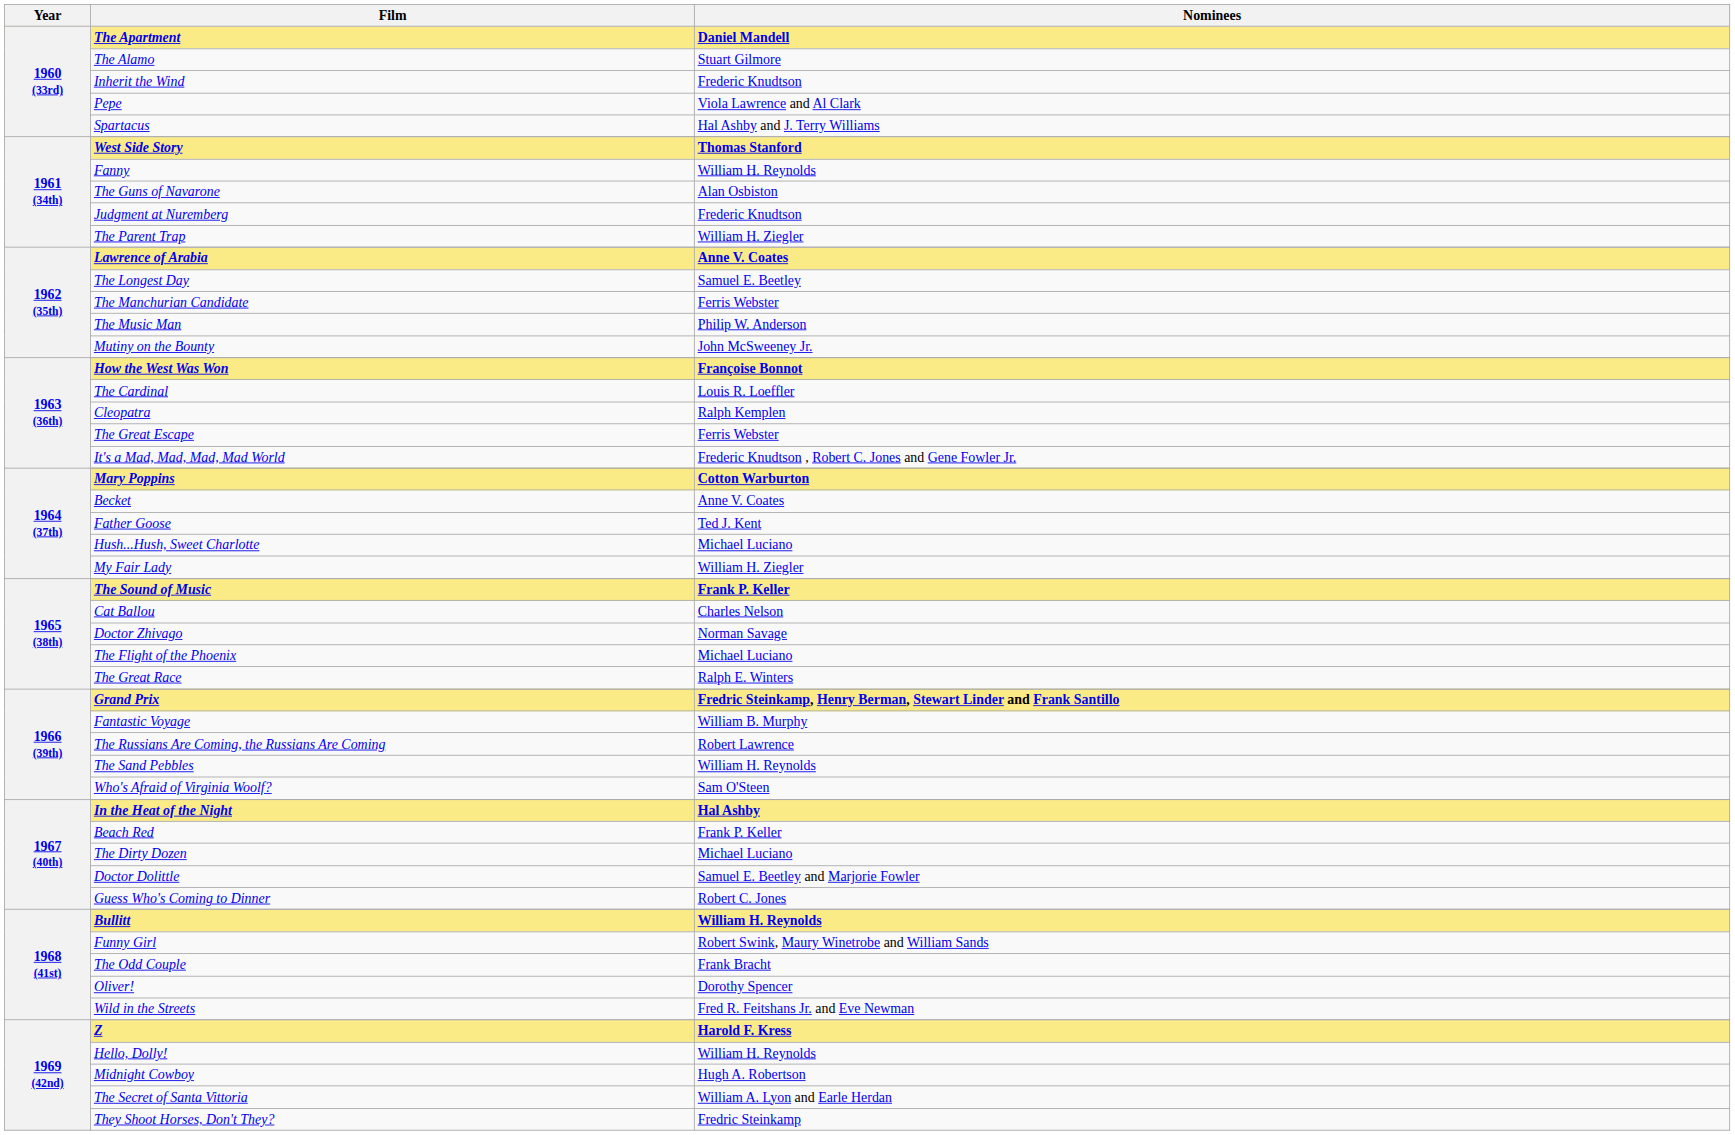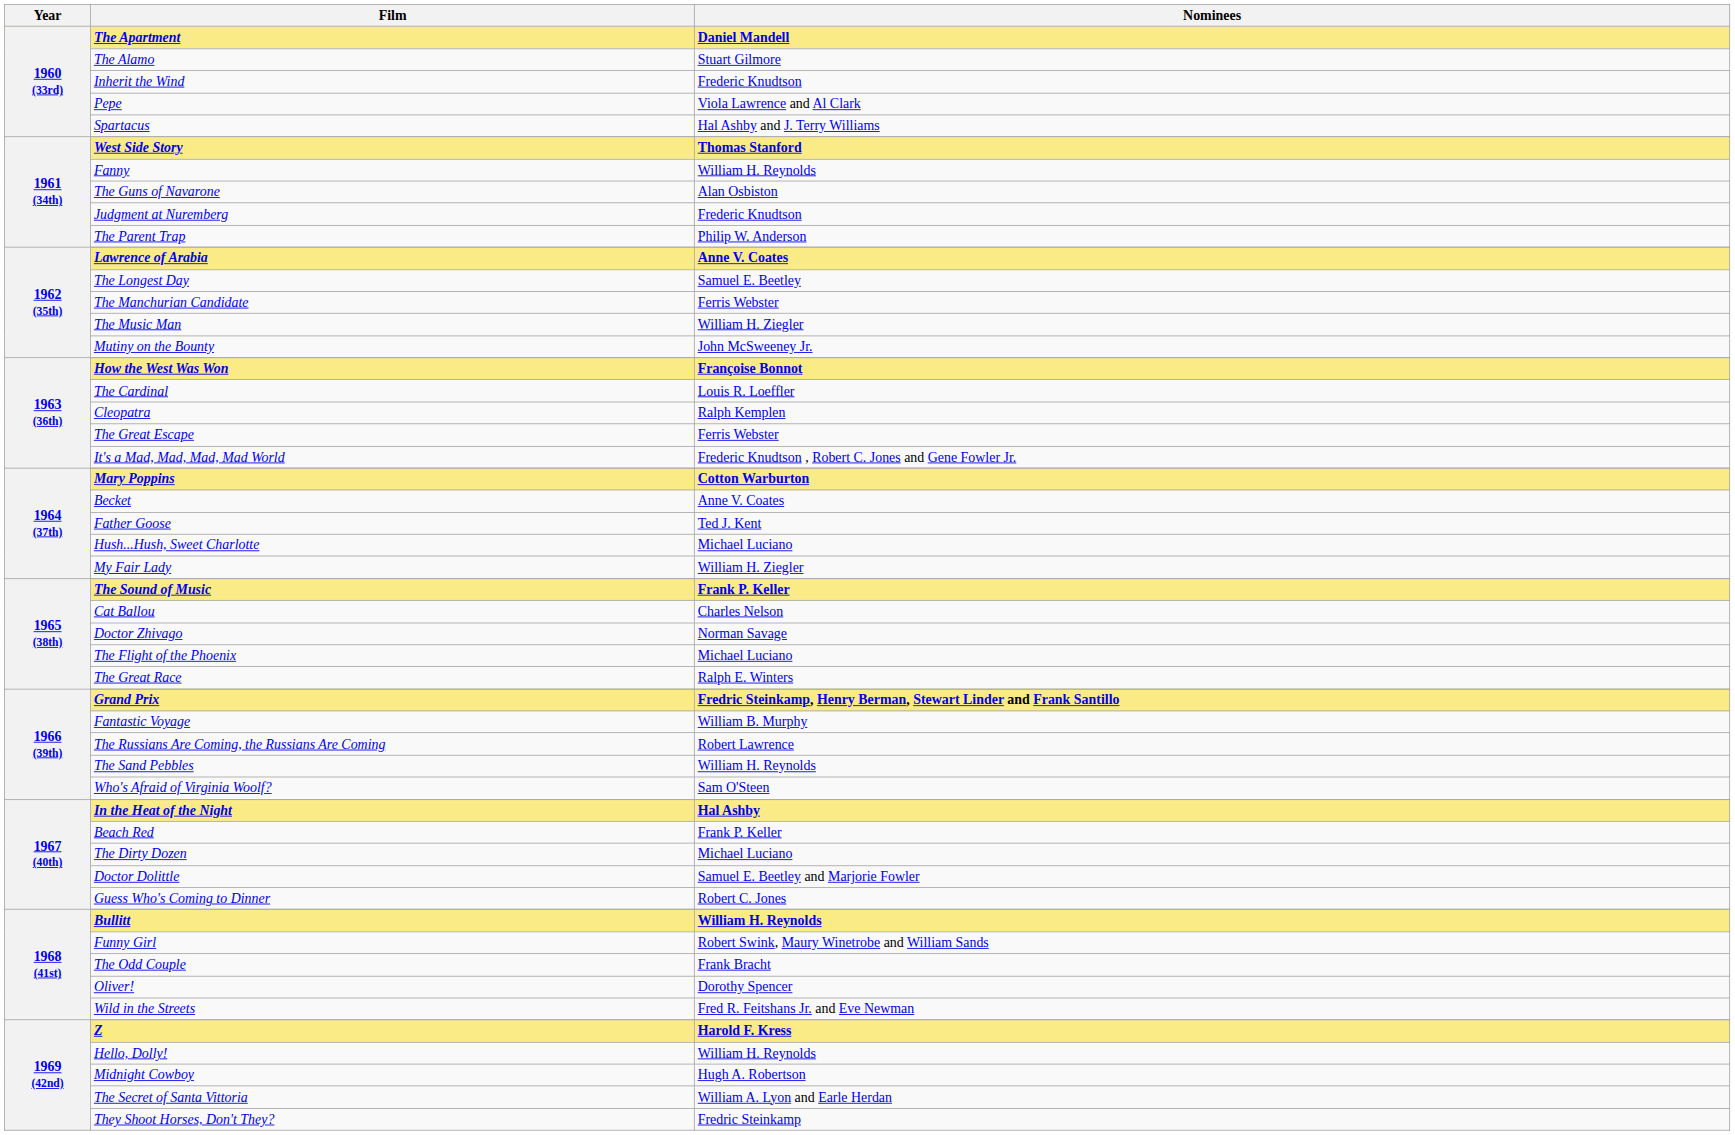(751, 236) William H. Ziegler -> (752, 236) Philip W. Anderson
(752, 324) Philip W. Anderson -> (751, 324) William H. Ziegler
